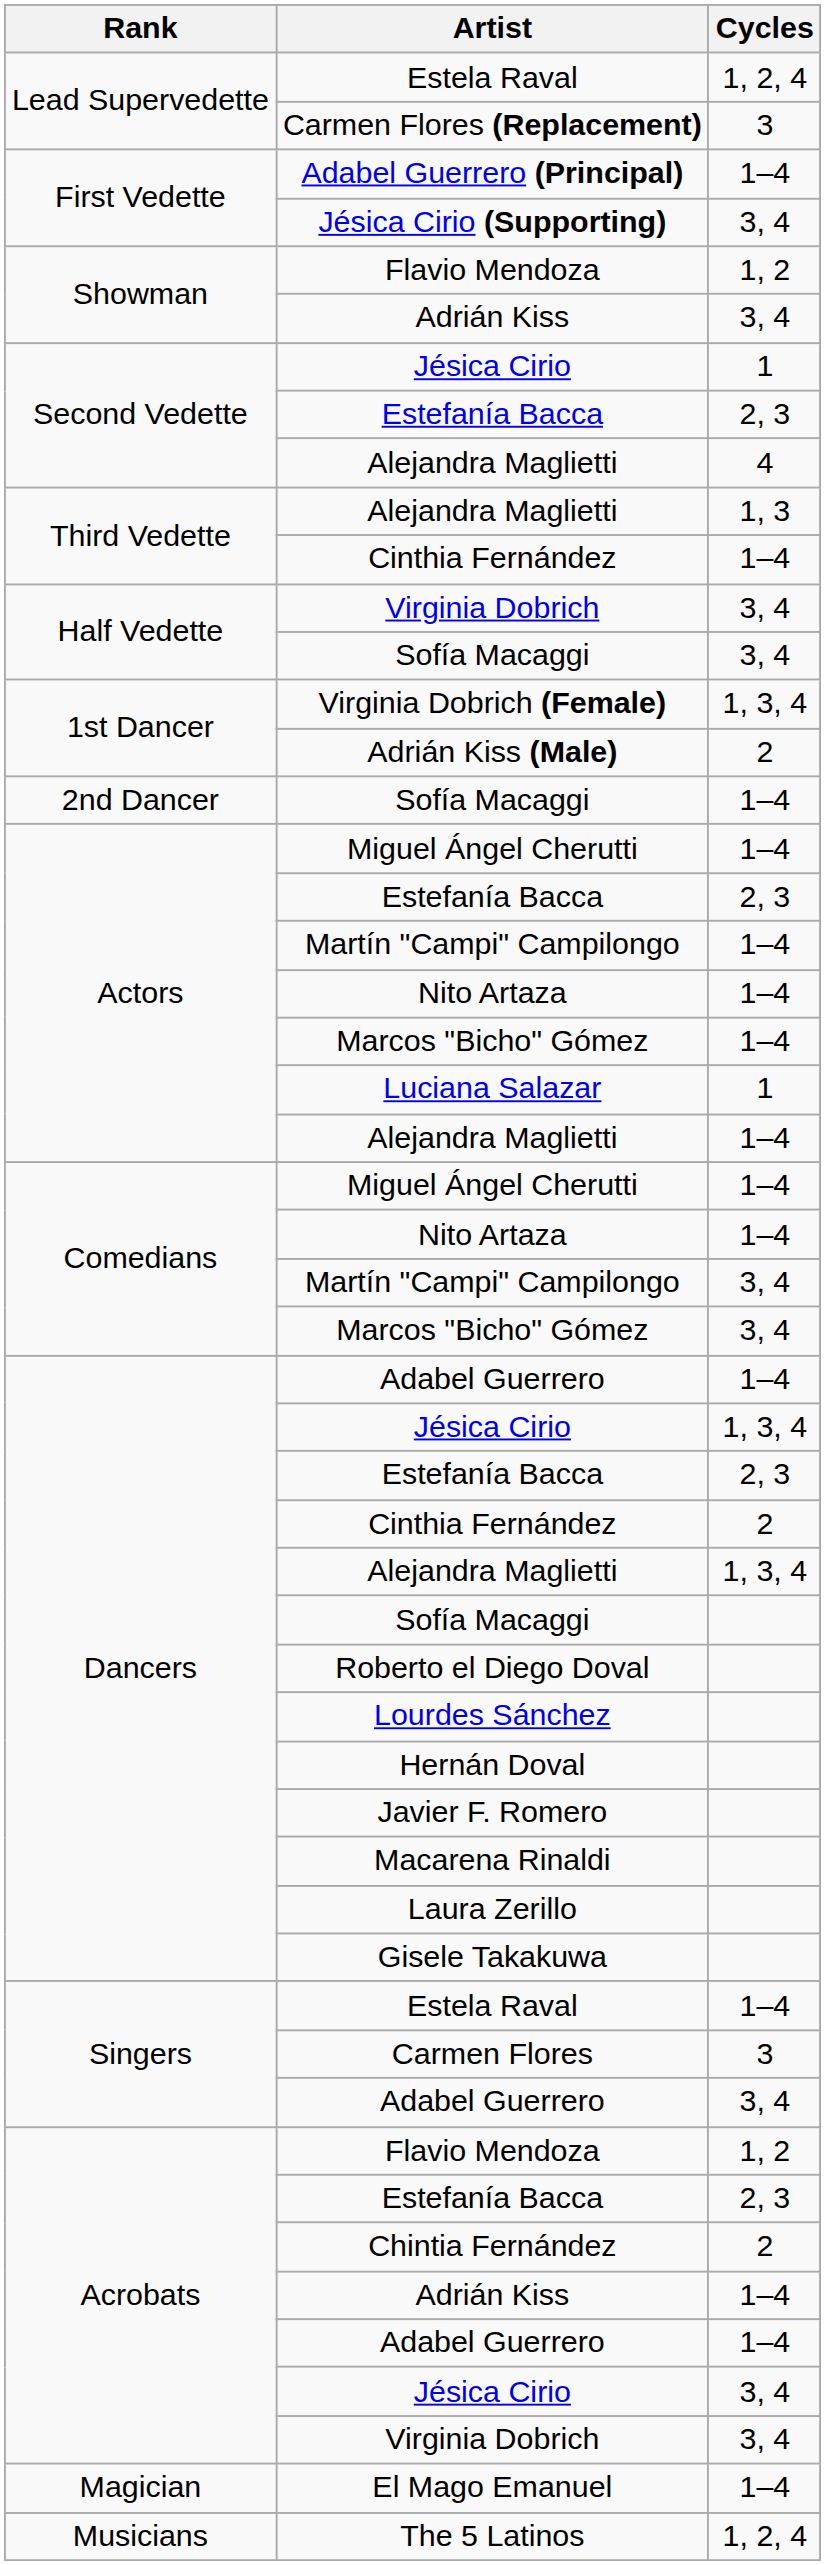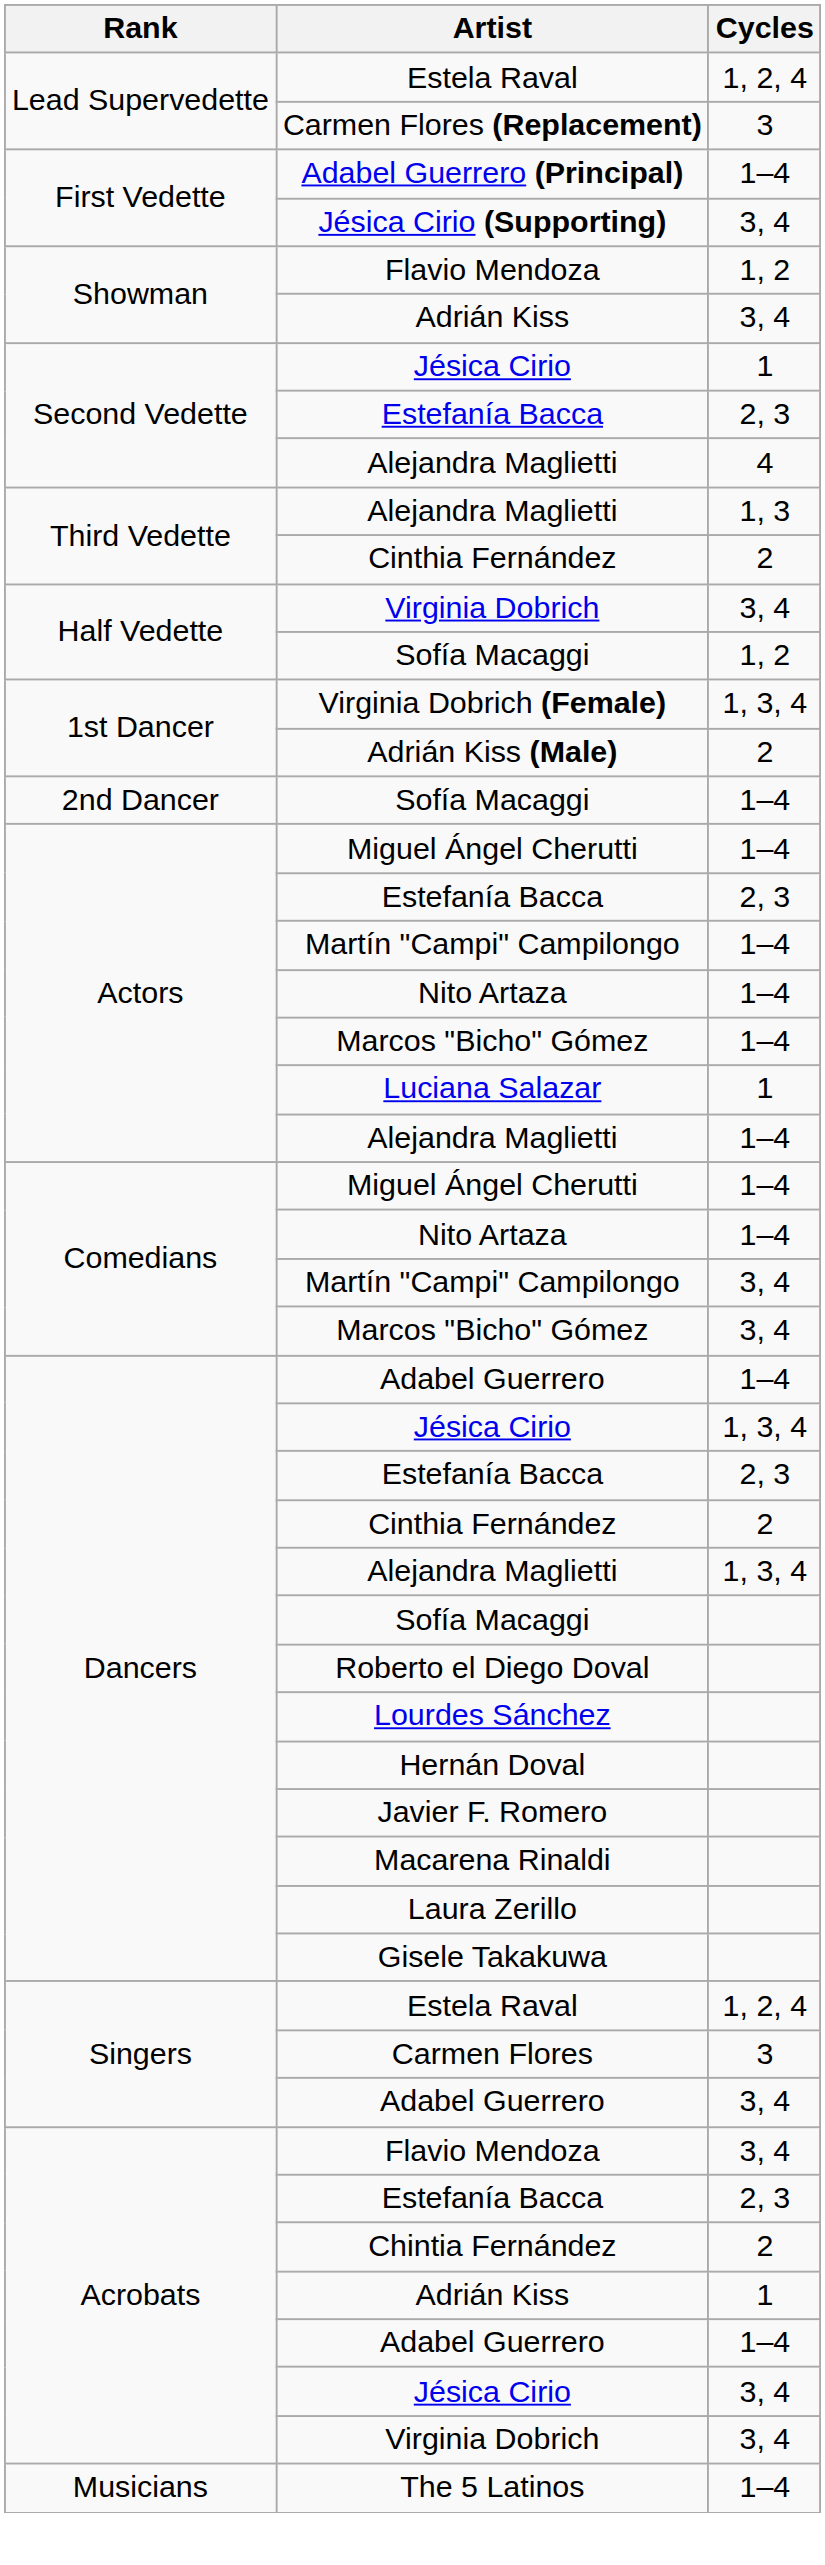(765, 558) 1–4 -> (765, 558) 2
(765, 655) 3, 4 -> (765, 655) 1, 2
(765, 2005) 1–4 -> (765, 2005) 1, 2, 4
(765, 2149) 1, 2 -> (765, 2149) 3, 4
(765, 2294) 1–4 -> (765, 2294) 1
- row: (140, 2487)
(765, 2535) 1, 2, 4 -> (765, 2487) 1–4
